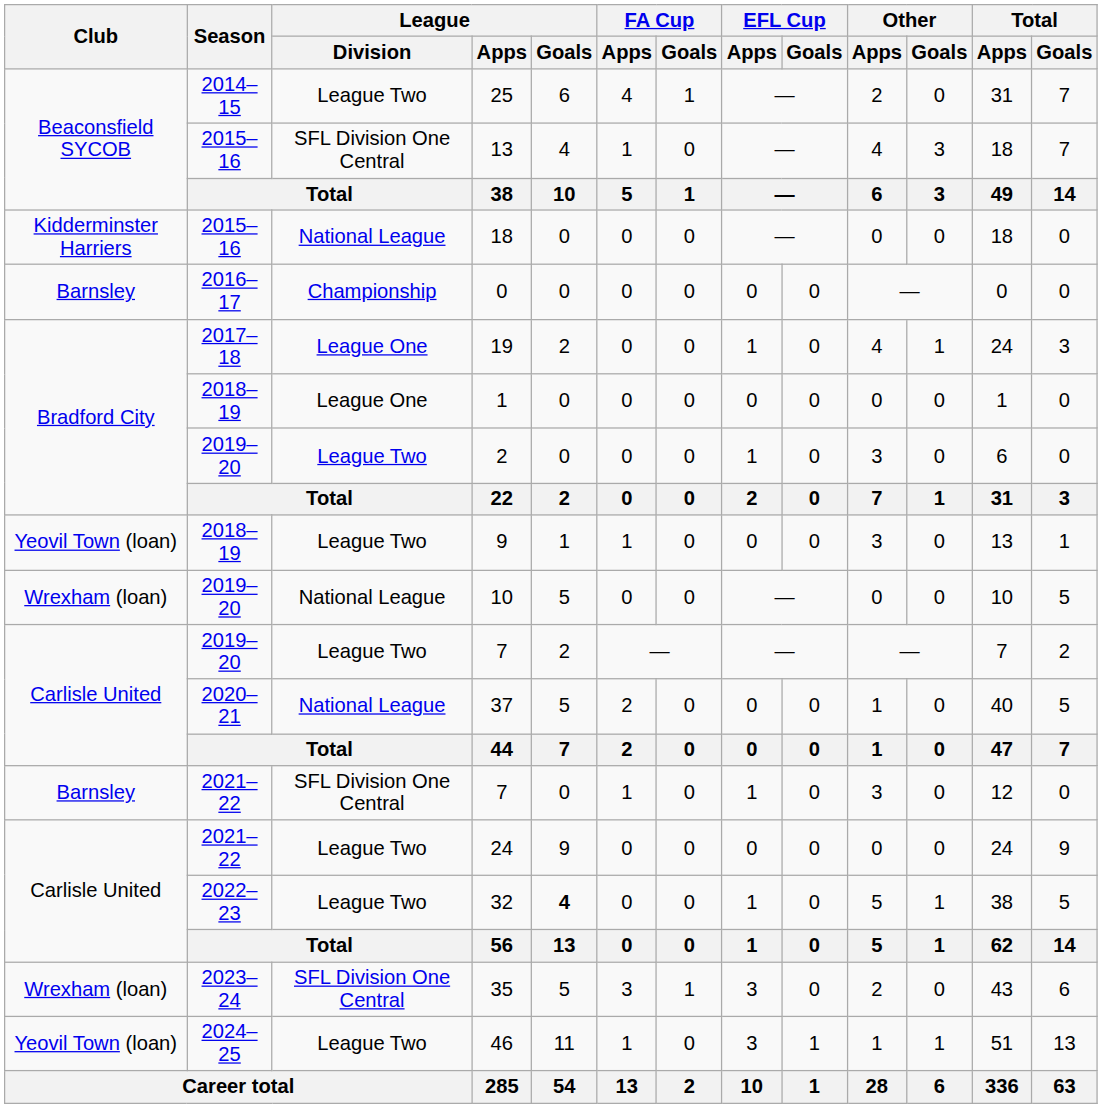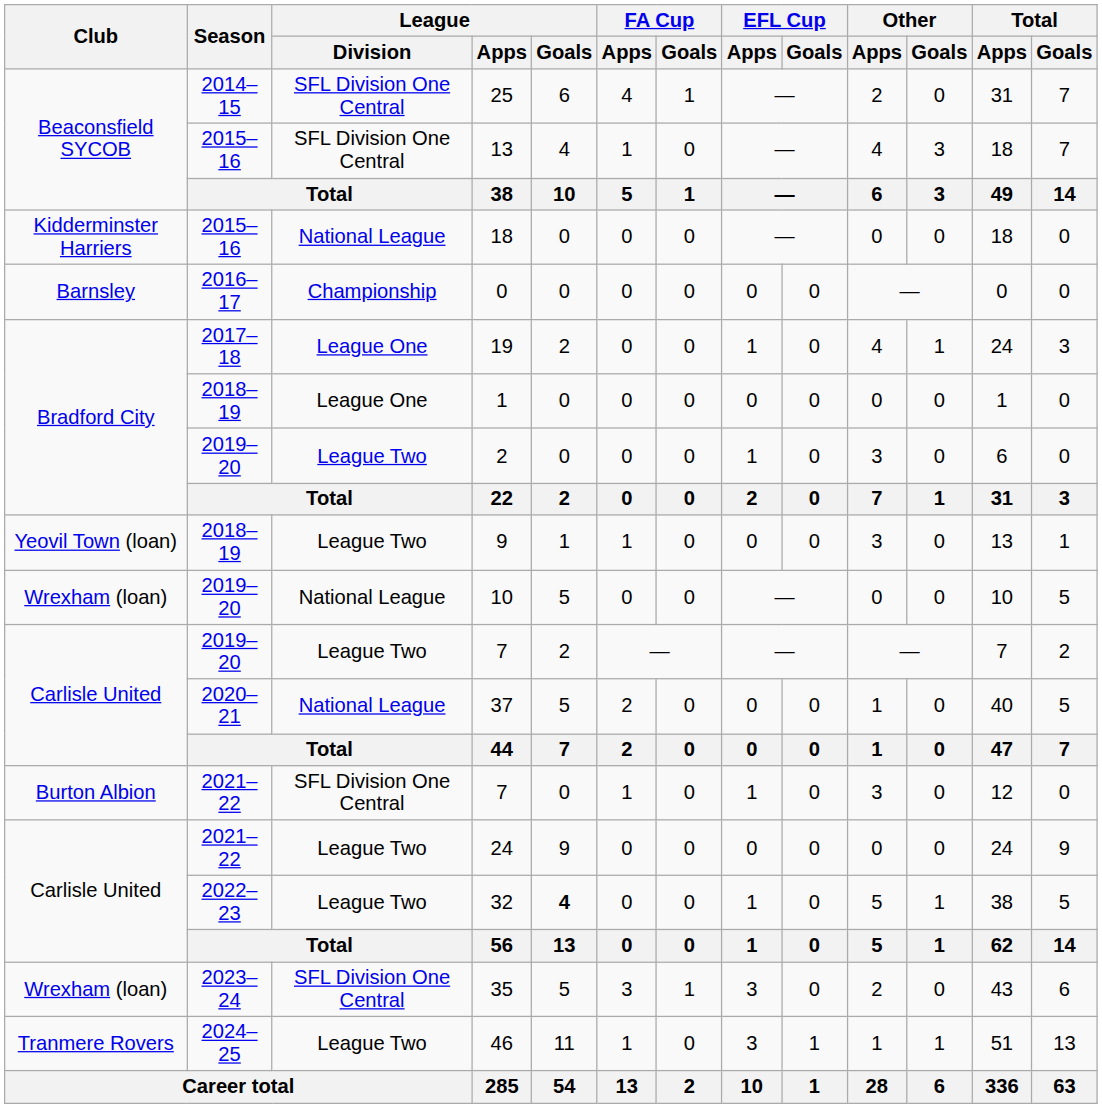(372, 95) League Two -> (372, 95) SFL Division One Central
(96, 792) Barnsley -> (96, 792) Burton Albion
(96, 1043) Yeovil Town (loan) -> (96, 1043) Tranmere Rovers
